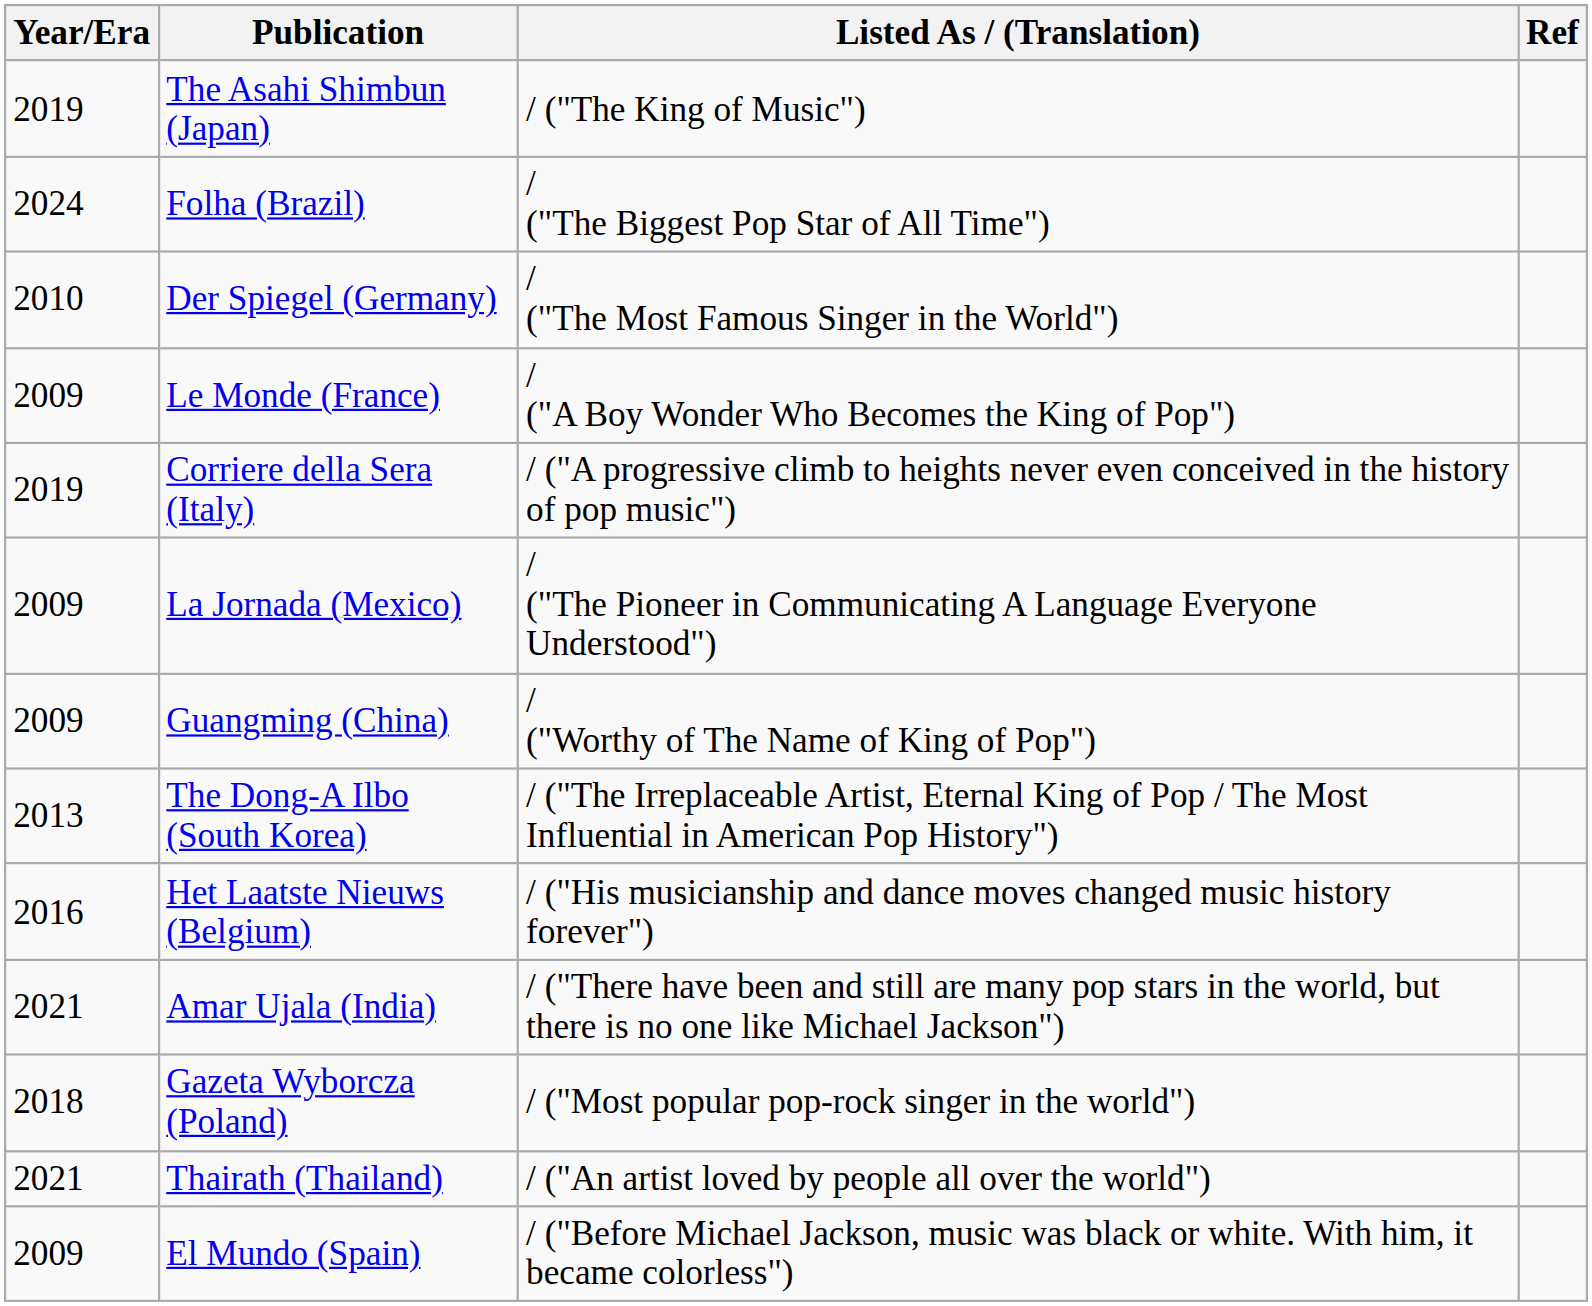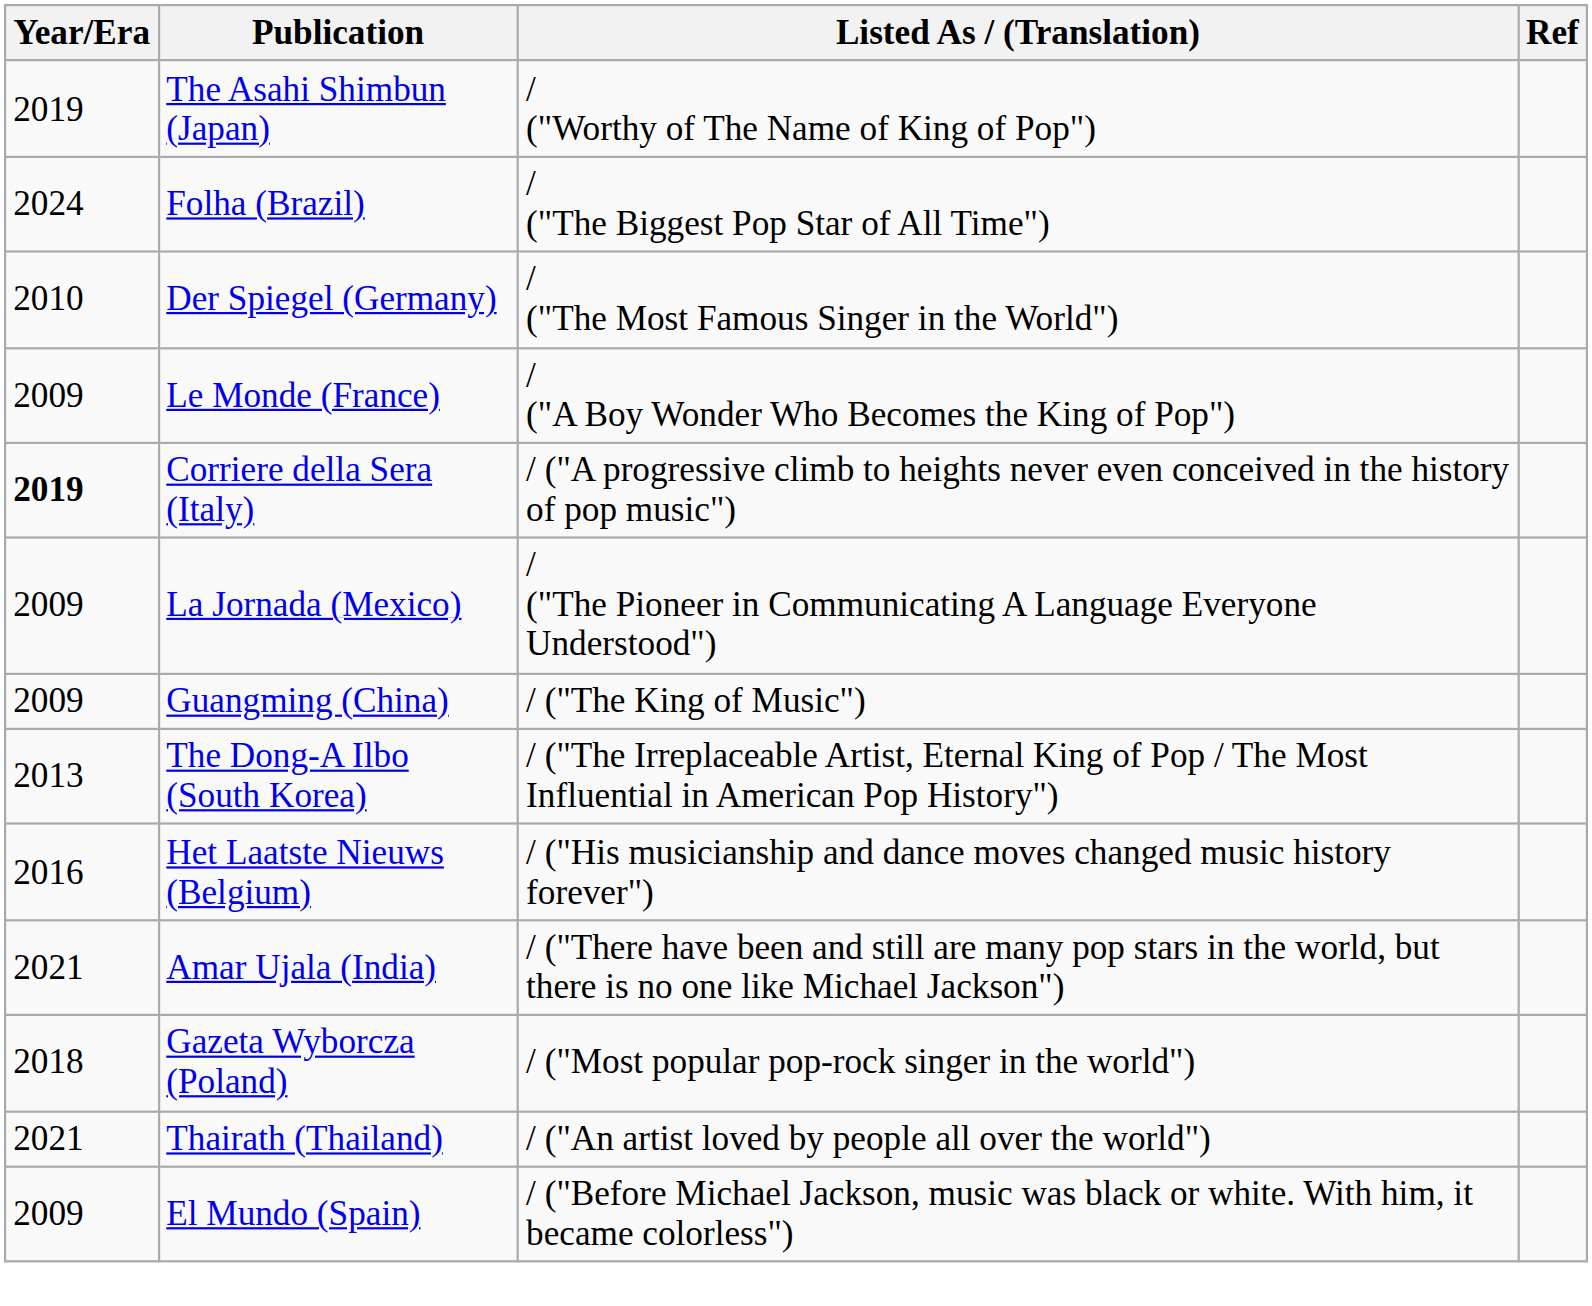(696, 108) / ("The King of Music") -> (811, 108) / ("Worthy of The Name of King of Pop")
(48, 489) normal -> (48, 489) bold
(811, 720) / ("Worthy of The Name of King of Pop") -> (696, 700) / ("The King of Music")
